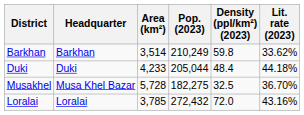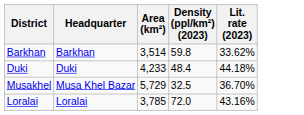- column: (190, 24)
(153, 85) 5,728 -> (153, 85) 5,729
